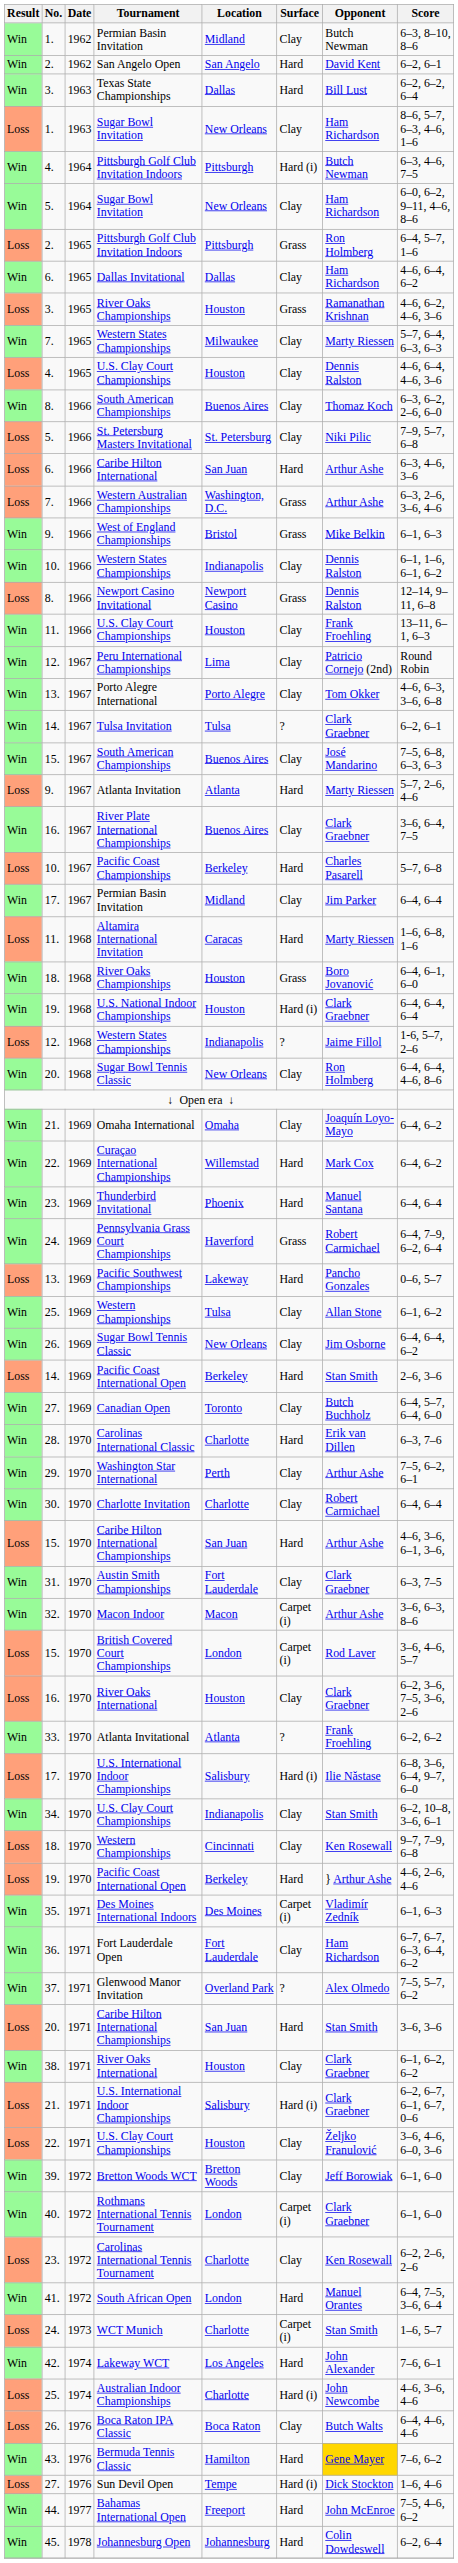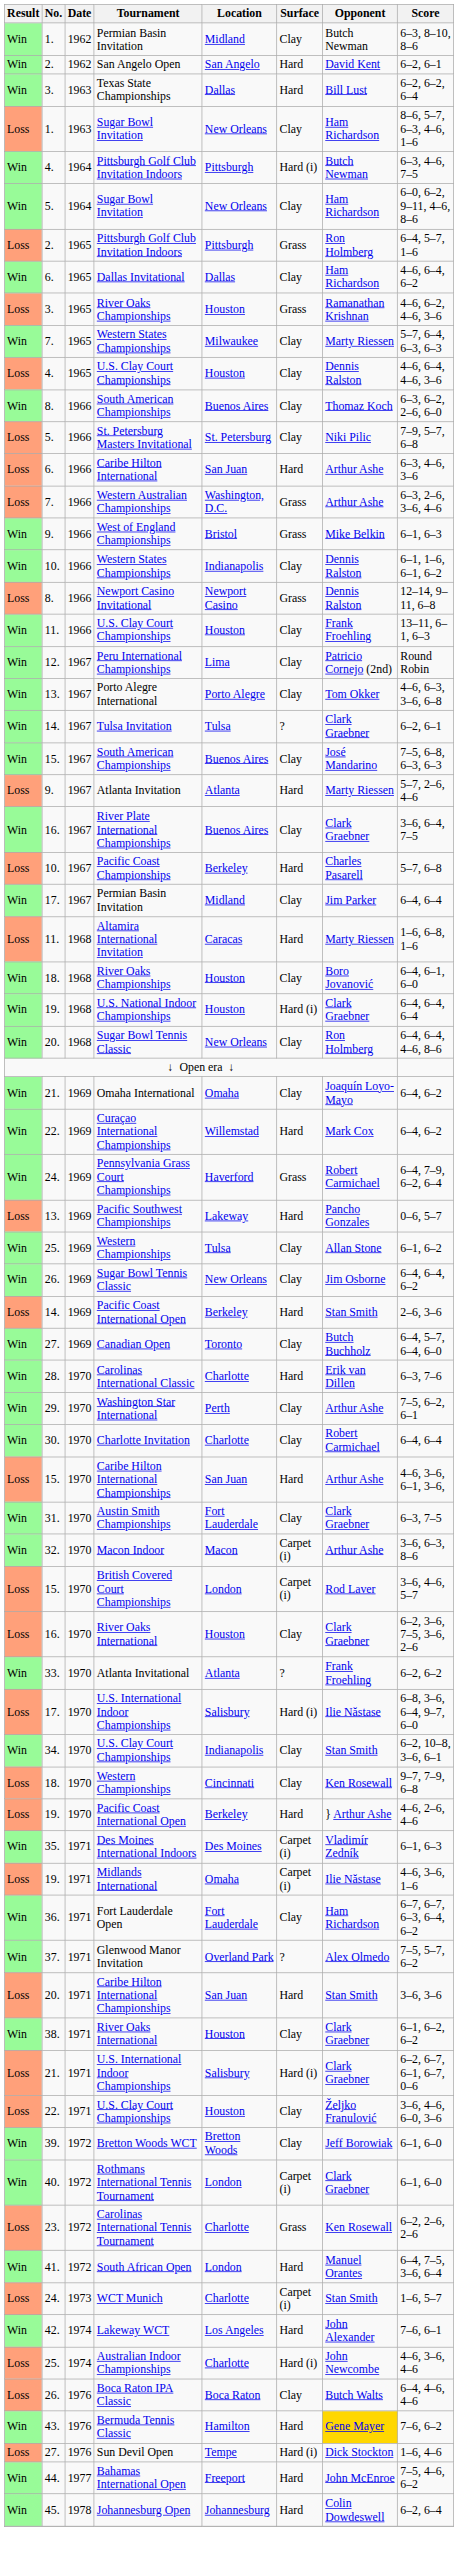(293, 978) Grass -> (291, 978) Clay
- row: (52, 1042)
- row: (52, 1202)
+ row: (52, 1879)
(291, 2260) Clay -> (293, 2227) Grass
